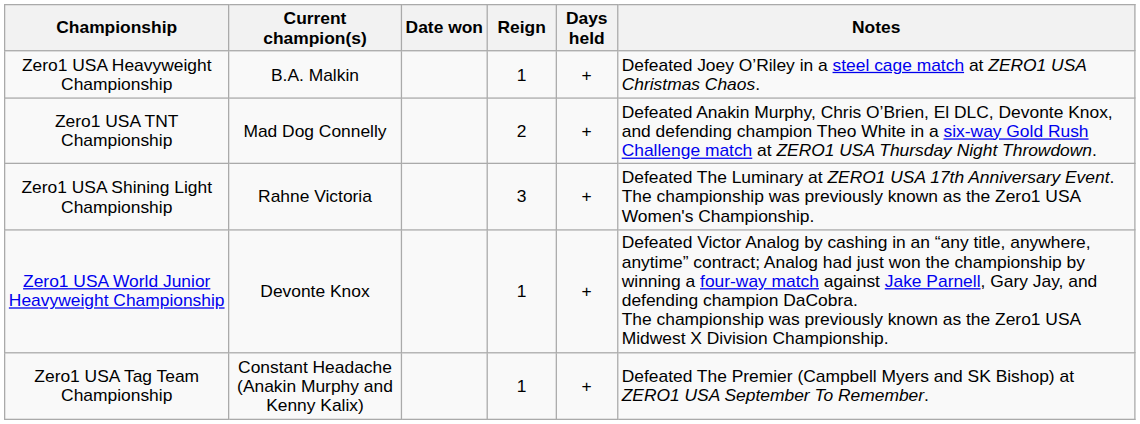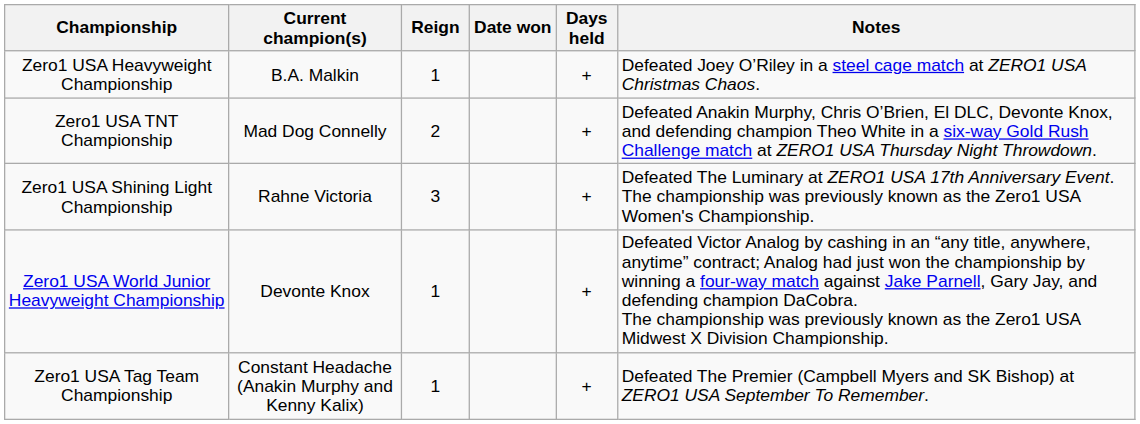columns swapped: (522, 28) <-> (444, 28)
